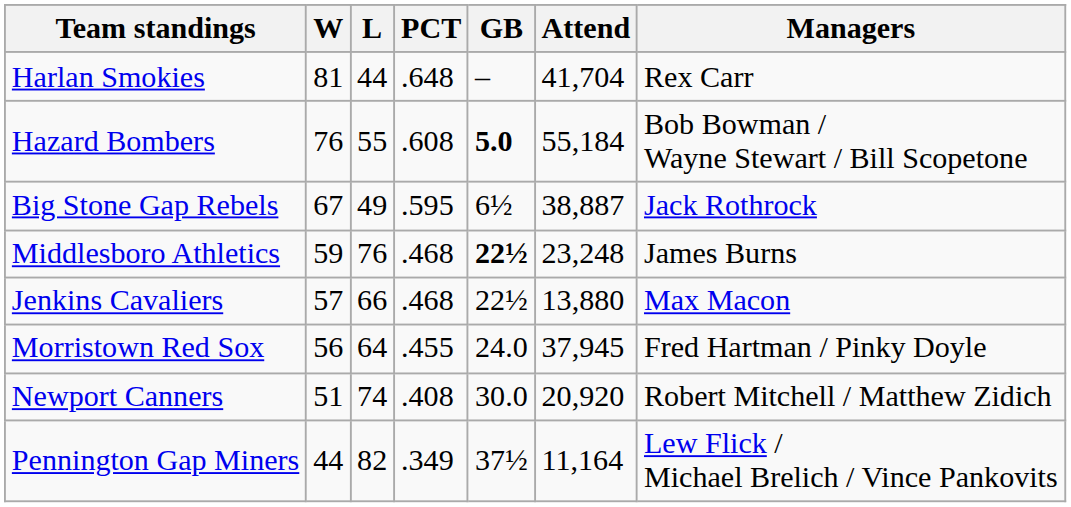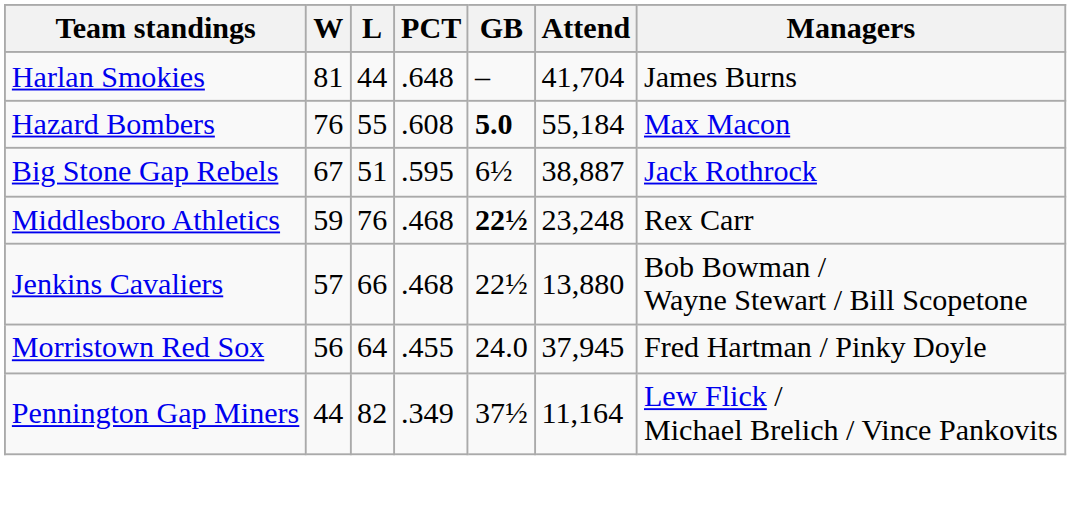(699, 76) Rex Carr -> (720, 76) James Burns
(836, 140) Bob Bowman / Wayne Stewart / Bill Scopetone -> (717, 123) Max Macon
(372, 205) 49 -> (372, 171) 51
(720, 253) James Burns -> (699, 219) Rex Carr
(717, 300) Max Macon -> (836, 283) Bob Bowman / Wayne Stewart / Bill Scopetone
- row: (118, 396)
